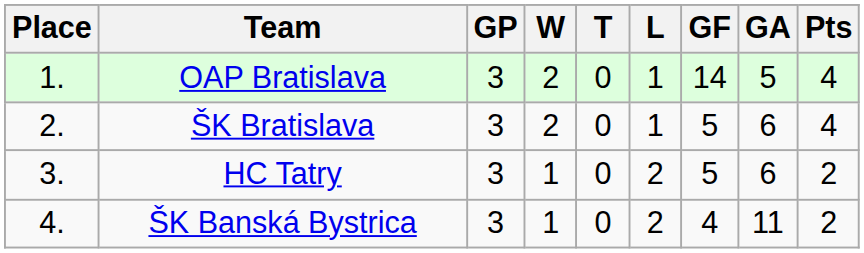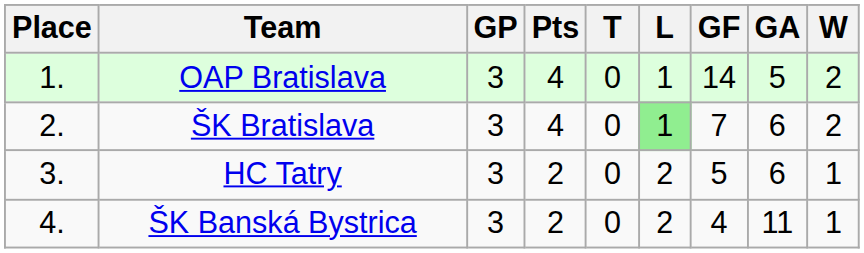columns swapped: (551, 28) <-> (829, 28)
(655, 125) no background -> (665, 125) lightgreen background
(710, 125) 5 -> (719, 125) 7
